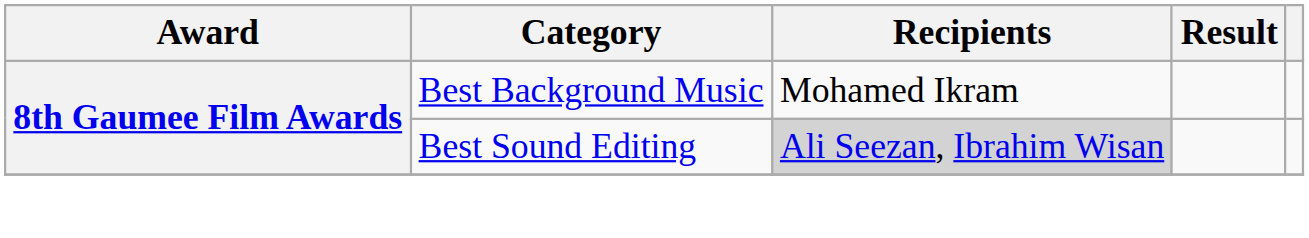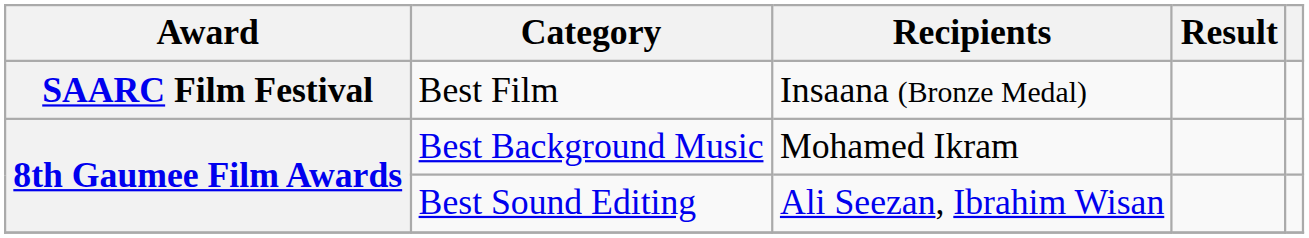+ row: (489, 89)
(972, 145) lightgrey background -> (972, 202) no background
